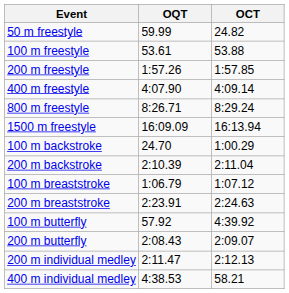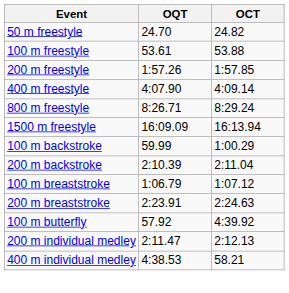(156, 32) 59.99 -> (156, 32) 24.70
(156, 146) 24.70 -> (156, 146) 59.99
- row: (47, 241)
